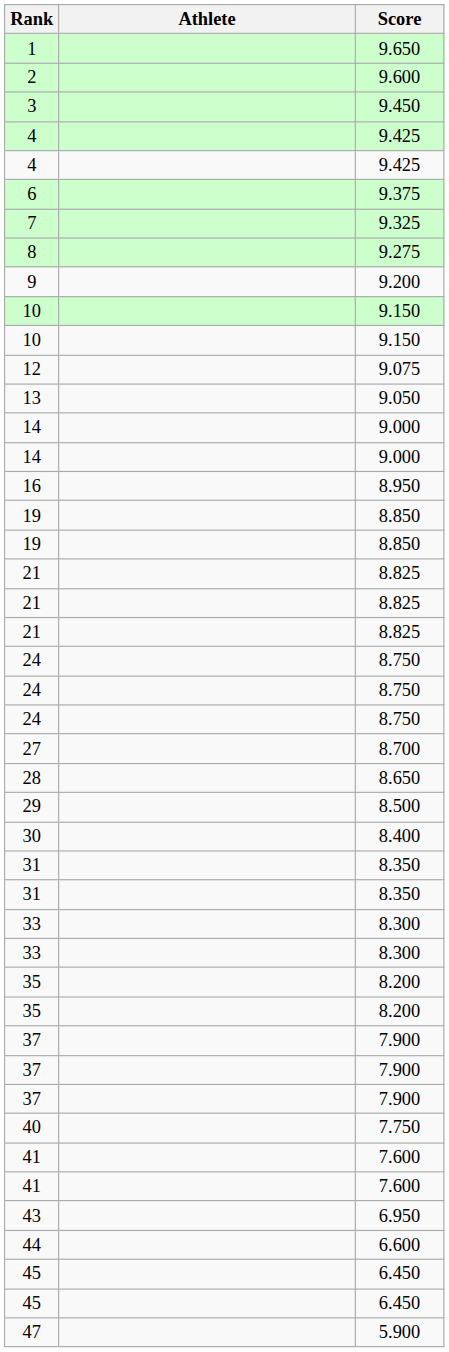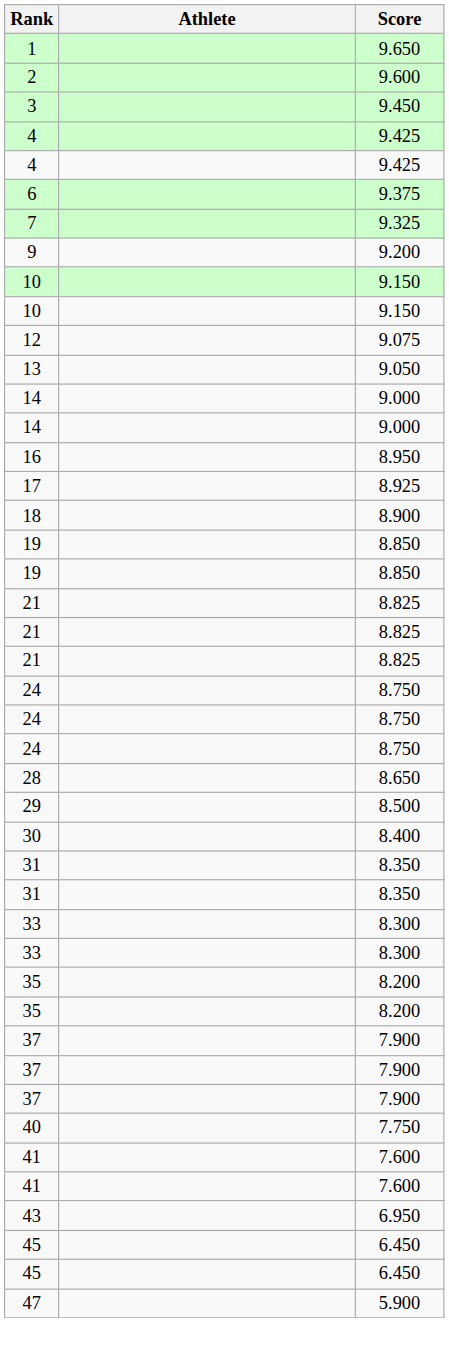- row: (32, 252)
+ row: (32, 485)
+ row: (32, 515)
- row: (32, 748)
- row: (32, 1244)
